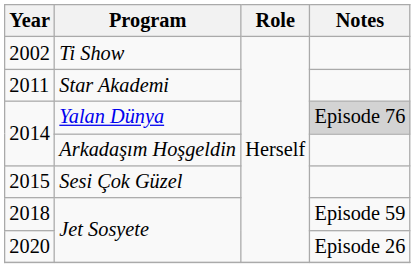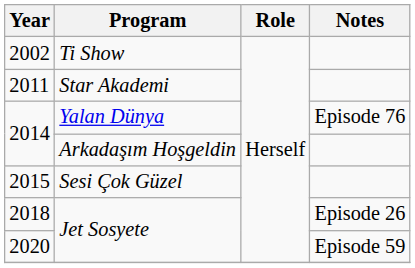(360, 117) lightgrey background -> (360, 117) no background
(360, 213) Episode 59 -> (360, 213) Episode 26
(360, 246) Episode 26 -> (360, 246) Episode 59
